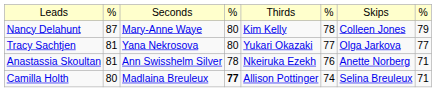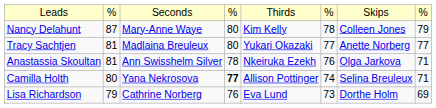(160, 45) Yana Nekrosova -> (165, 45) Madlaina Breuleux
(370, 45) Olga Jarkova -> (375, 45) Anette Norberg
(375, 62) Anette Norberg -> (370, 62) Olga Jarkova
(165, 78) Madlaina Breuleux -> (160, 78) Yana Nekrosova
+ row: (44, 95)
